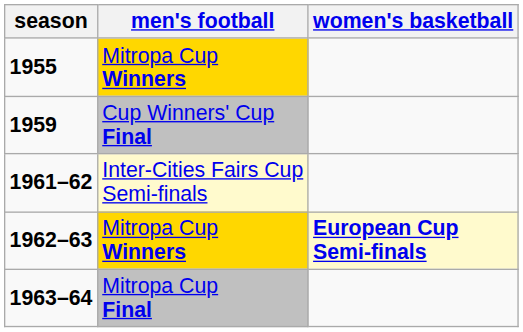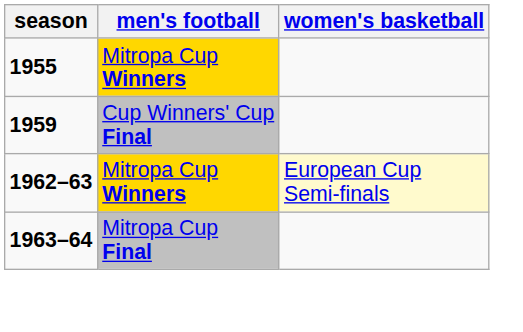- row: (51, 182)
(386, 240) bold -> (353, 182) normal
